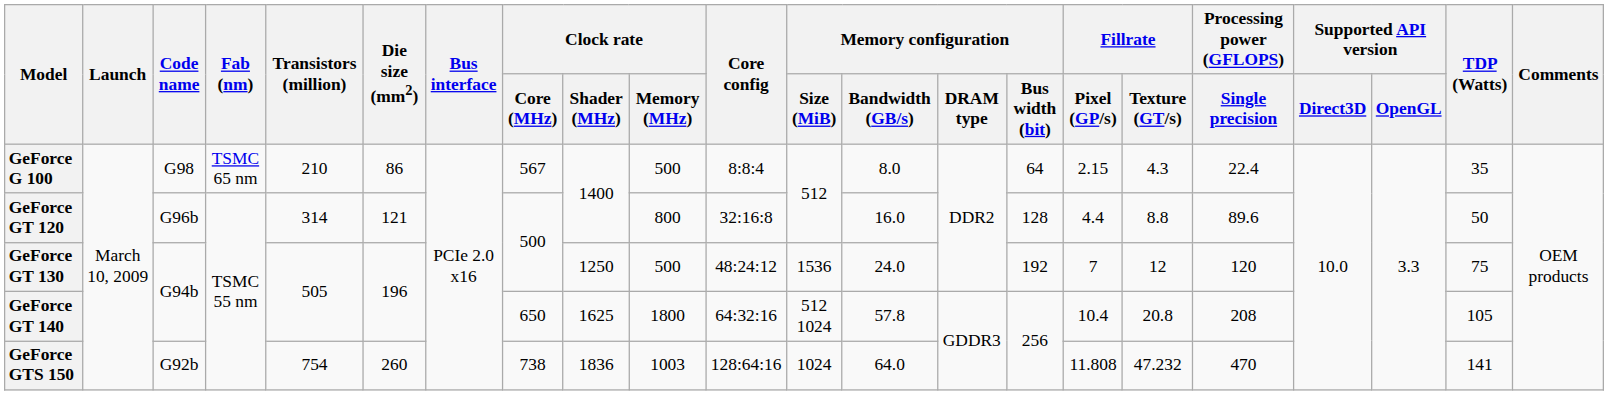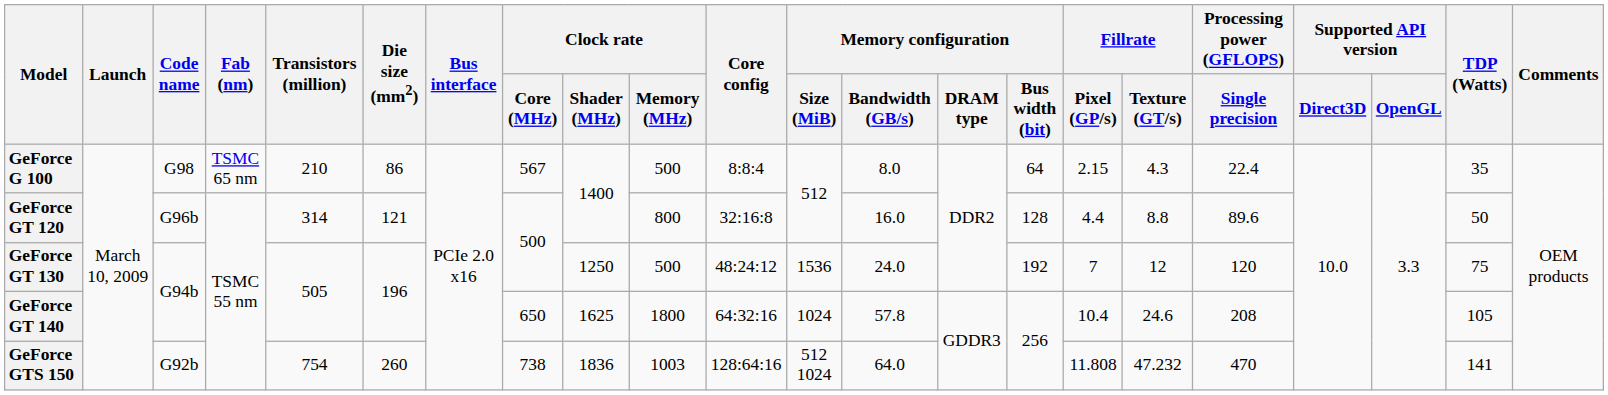(814, 315) 512 1024 -> (814, 315) 1024
(1158, 315) 20.8 -> (1158, 315) 24.6
(814, 364) 1024 -> (814, 364) 512 1024
